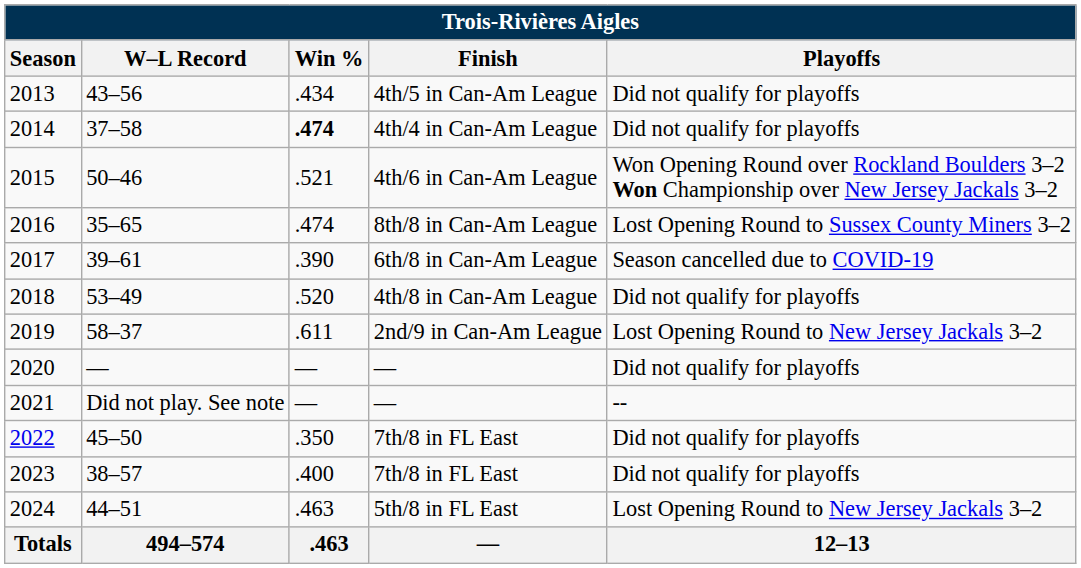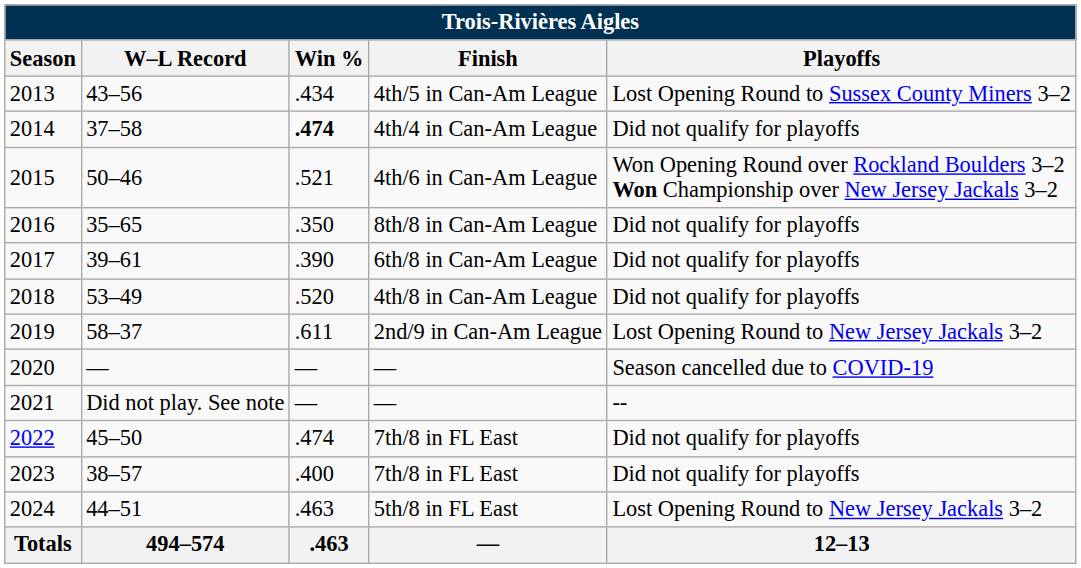(736, 93) Did not qualify for playoffs -> (842, 93) Lost Opening Round to Sussex County Miners 3–2
(314, 225) .474 -> (314, 225) .350
(842, 225) Lost Opening Round to Sussex County Miners 3–2 -> (736, 225) Did not qualify for playoffs
(773, 260) Season cancelled due to COVID-19 -> (736, 260) Did not qualify for playoffs
(736, 367) Did not qualify for playoffs -> (773, 367) Season cancelled due to COVID-19
(314, 438) .350 -> (314, 438) .474
